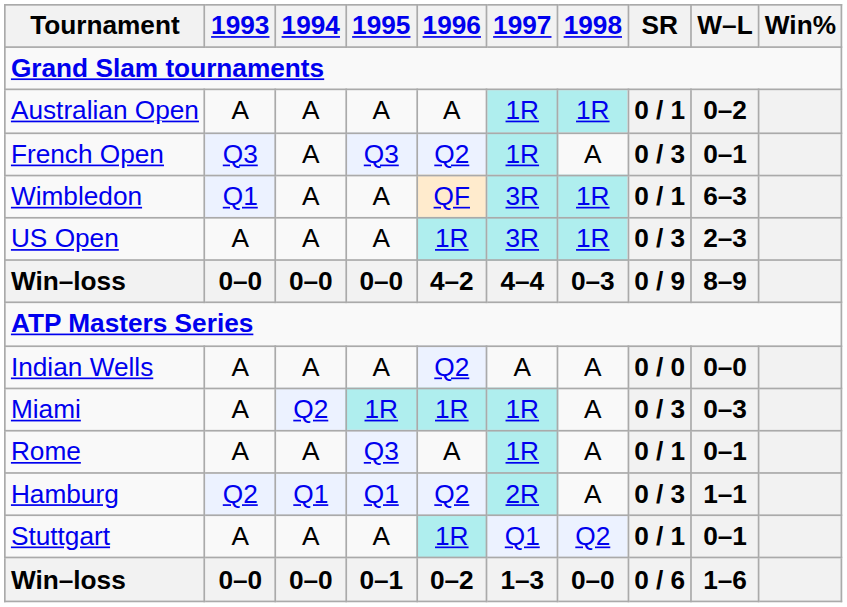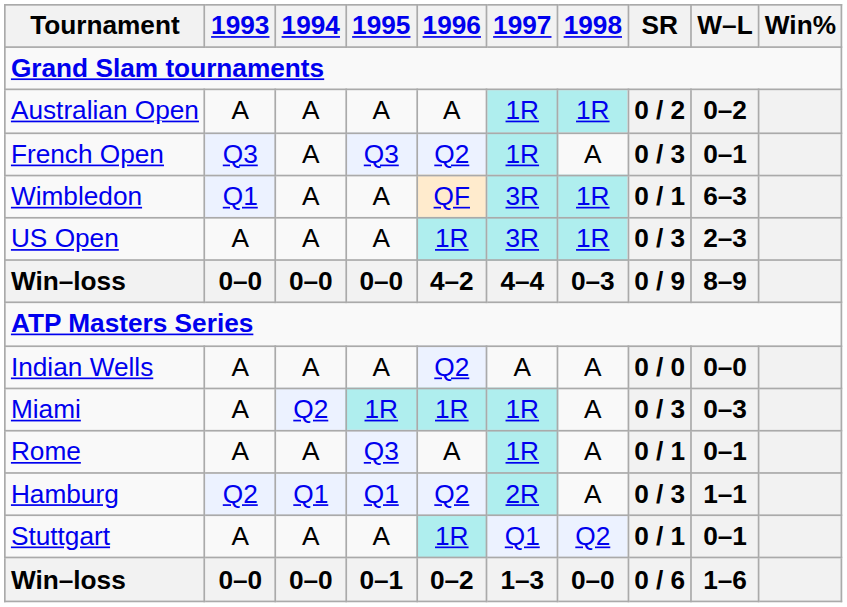(660, 110) 0 / 1 -> (660, 110) 0 / 2
